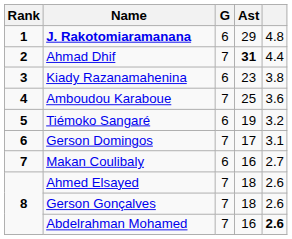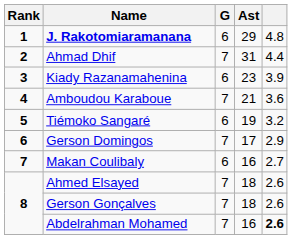(249, 57) bold -> (249, 57) normal
(275, 78) 3.8 -> (275, 78) 3.9
(249, 99) 25 -> (249, 99) 21
(275, 141) 3.1 -> (275, 141) 2.9
